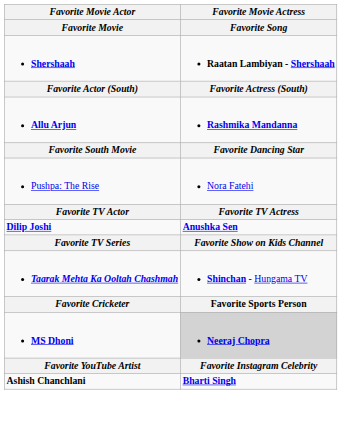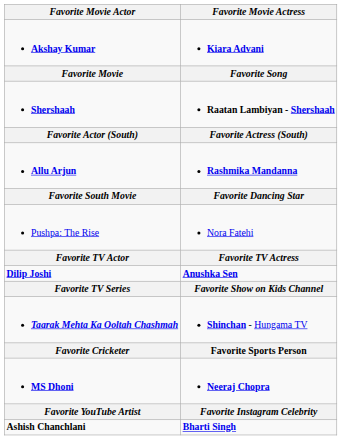+ row: (92, 48)
(259, 341) lightgrey background -> (259, 387) no background
